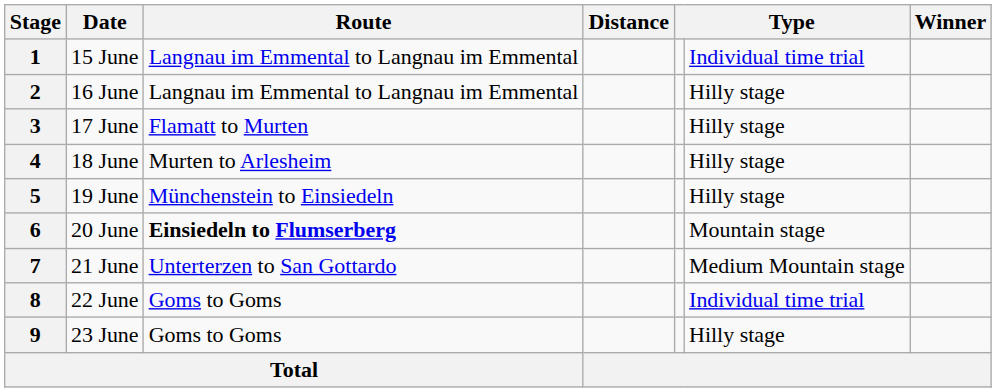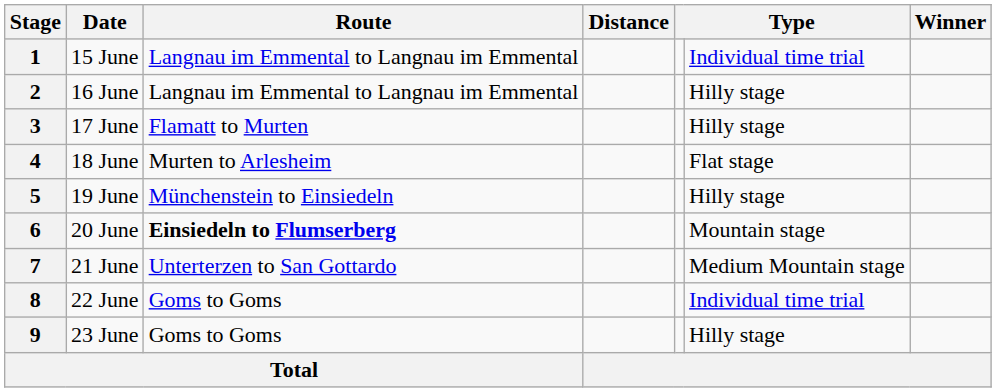(737, 160) Hilly stage -> (731, 160) Flat stage
